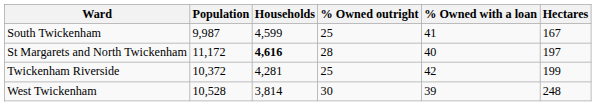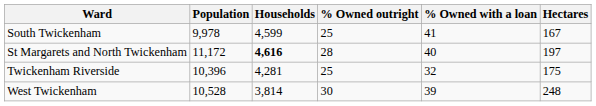(206, 33) 9,987 -> (206, 33) 9,978
(209, 71) 10,372 -> (209, 71) 10,396
(430, 71) 42 -> (430, 71) 32
(552, 71) 199 -> (552, 71) 175
